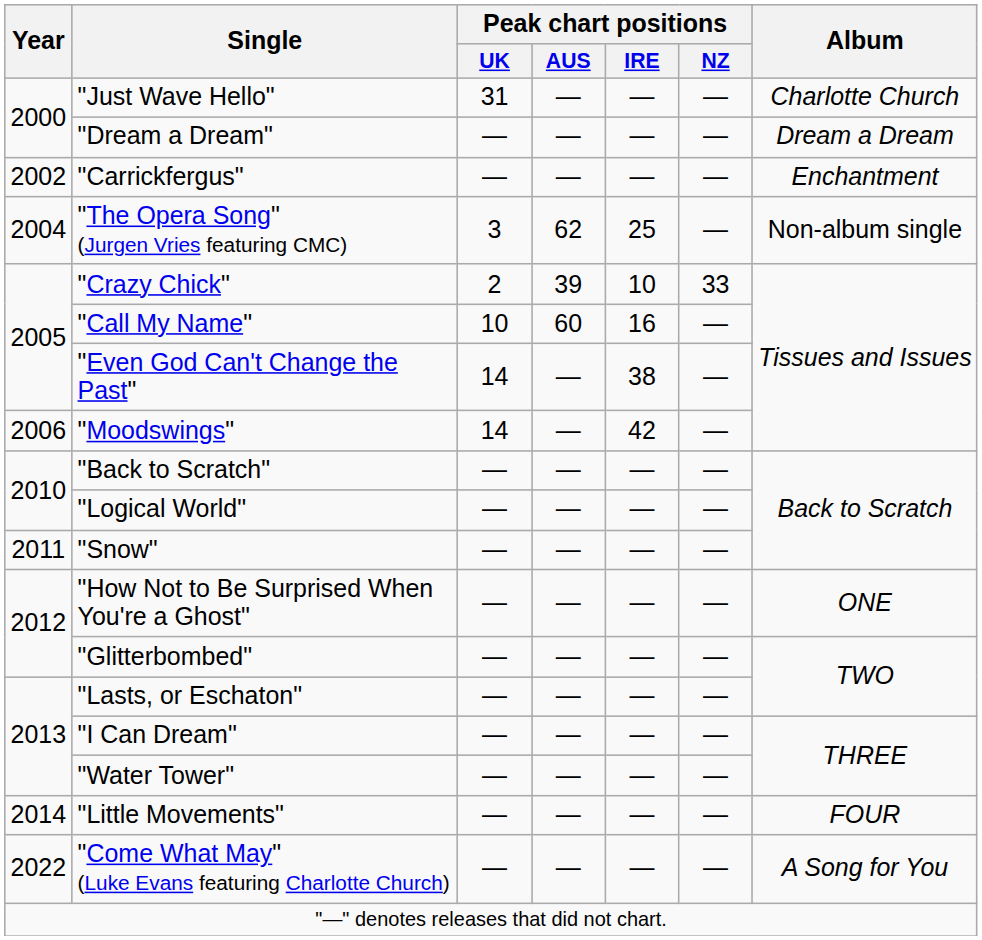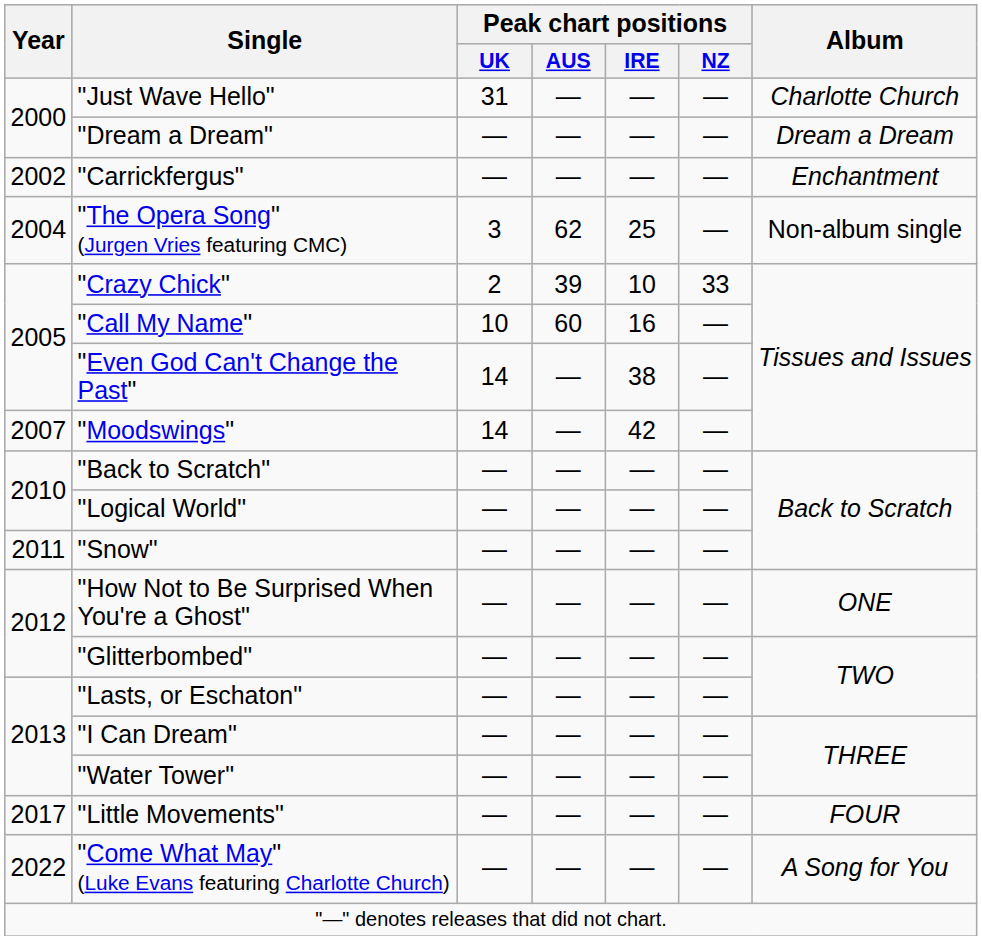(38, 430) 2006 -> (38, 430) 2007
(38, 814) 2014 -> (38, 814) 2017
